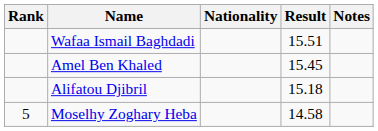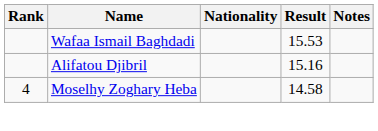(305, 41) 15.51 -> (305, 41) 15.53
- row: (106, 65)
(305, 89) 15.18 -> (305, 65) 15.16
(26, 114) 5 -> (26, 89) 4
